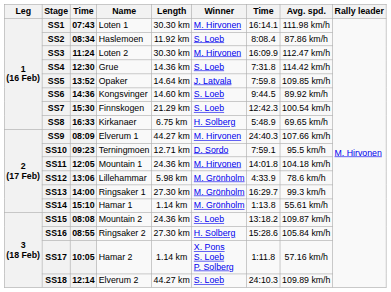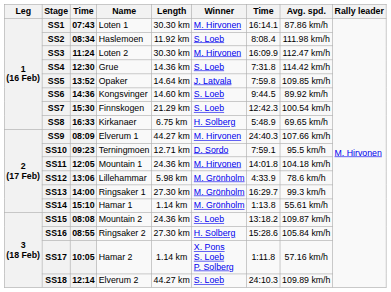(306, 26) 111.98 km/h -> (306, 26) 87.86 km/h
(306, 39) 87.86 km/h -> (306, 39) 111.98 km/h
